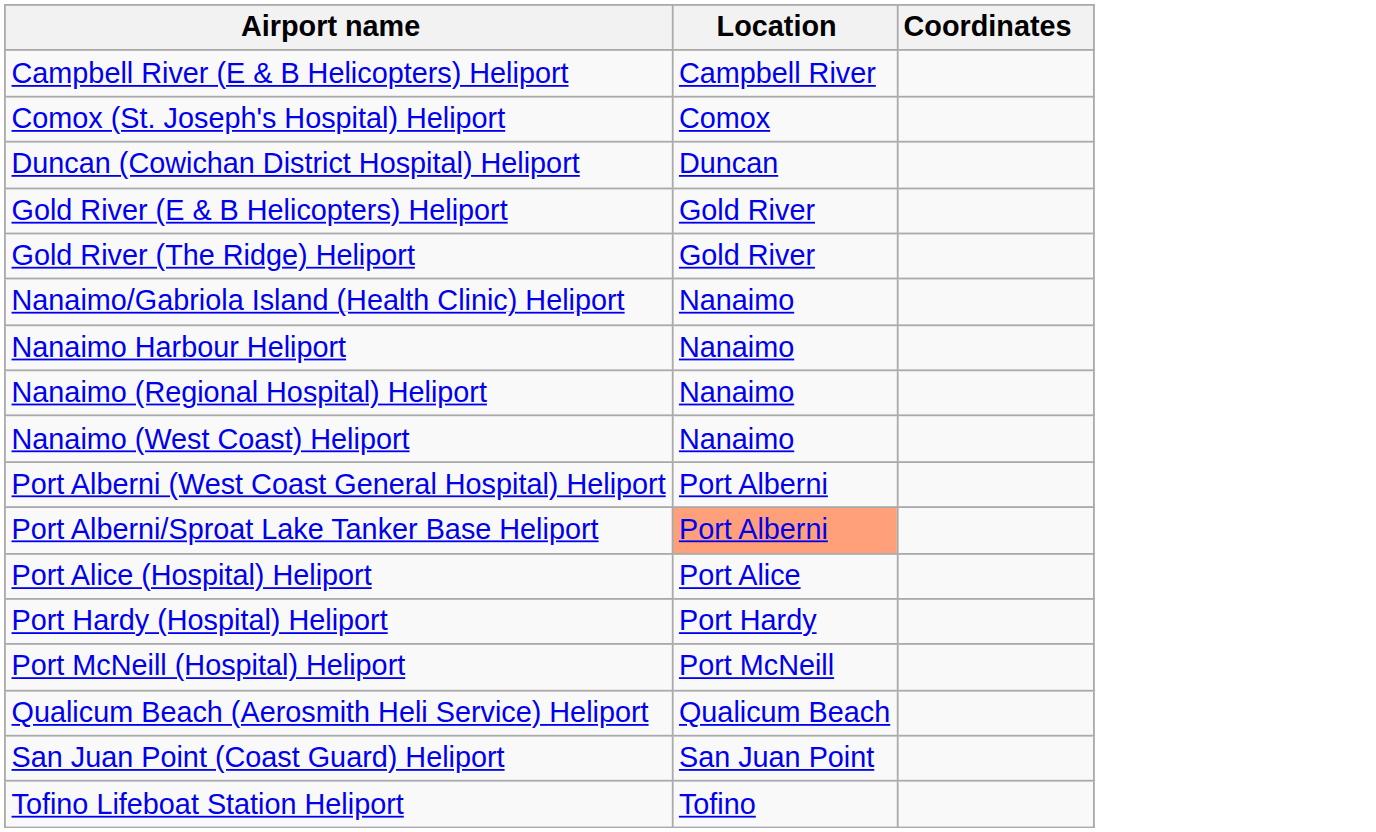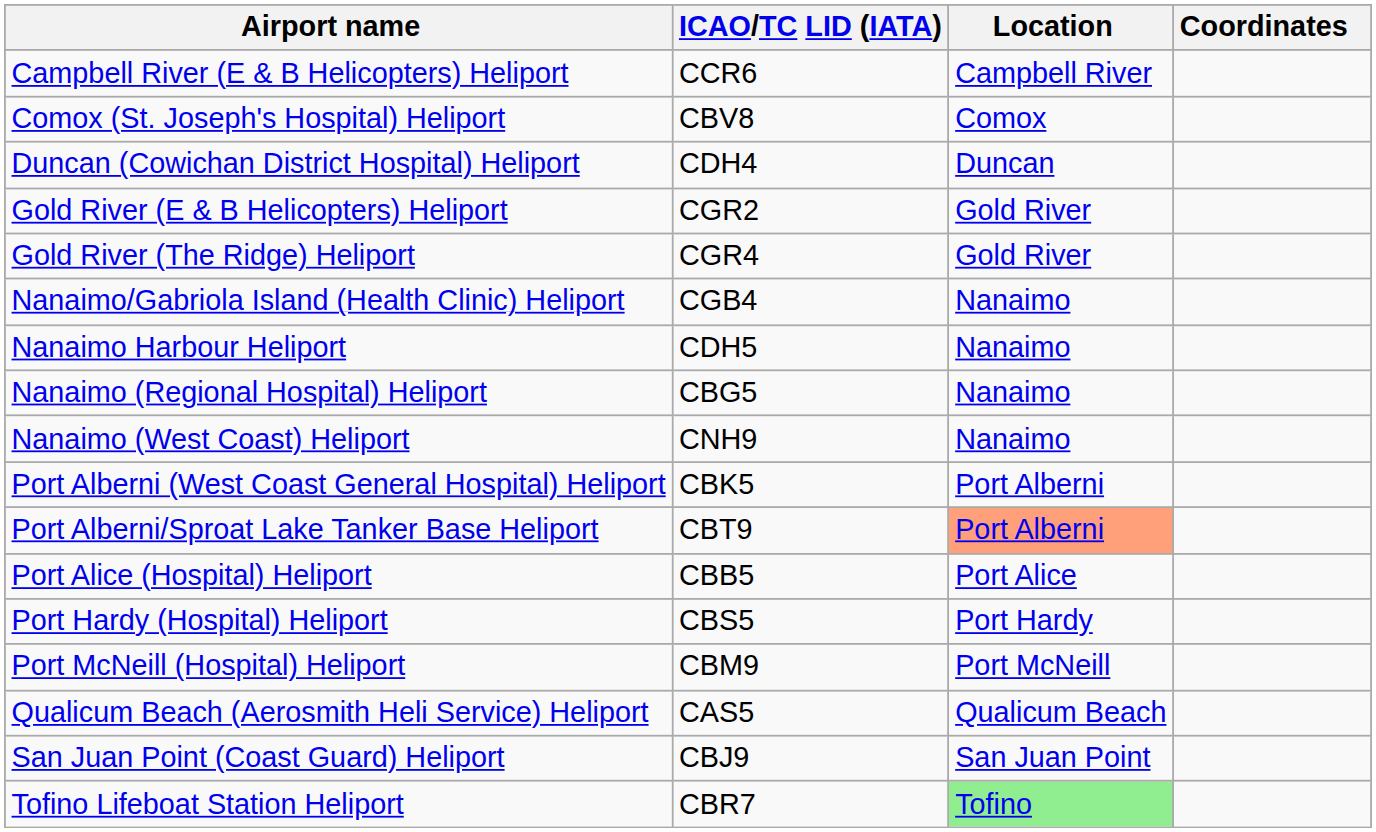+ column: (810, 27)
(717, 803) no background -> (994, 803) lightgreen background
